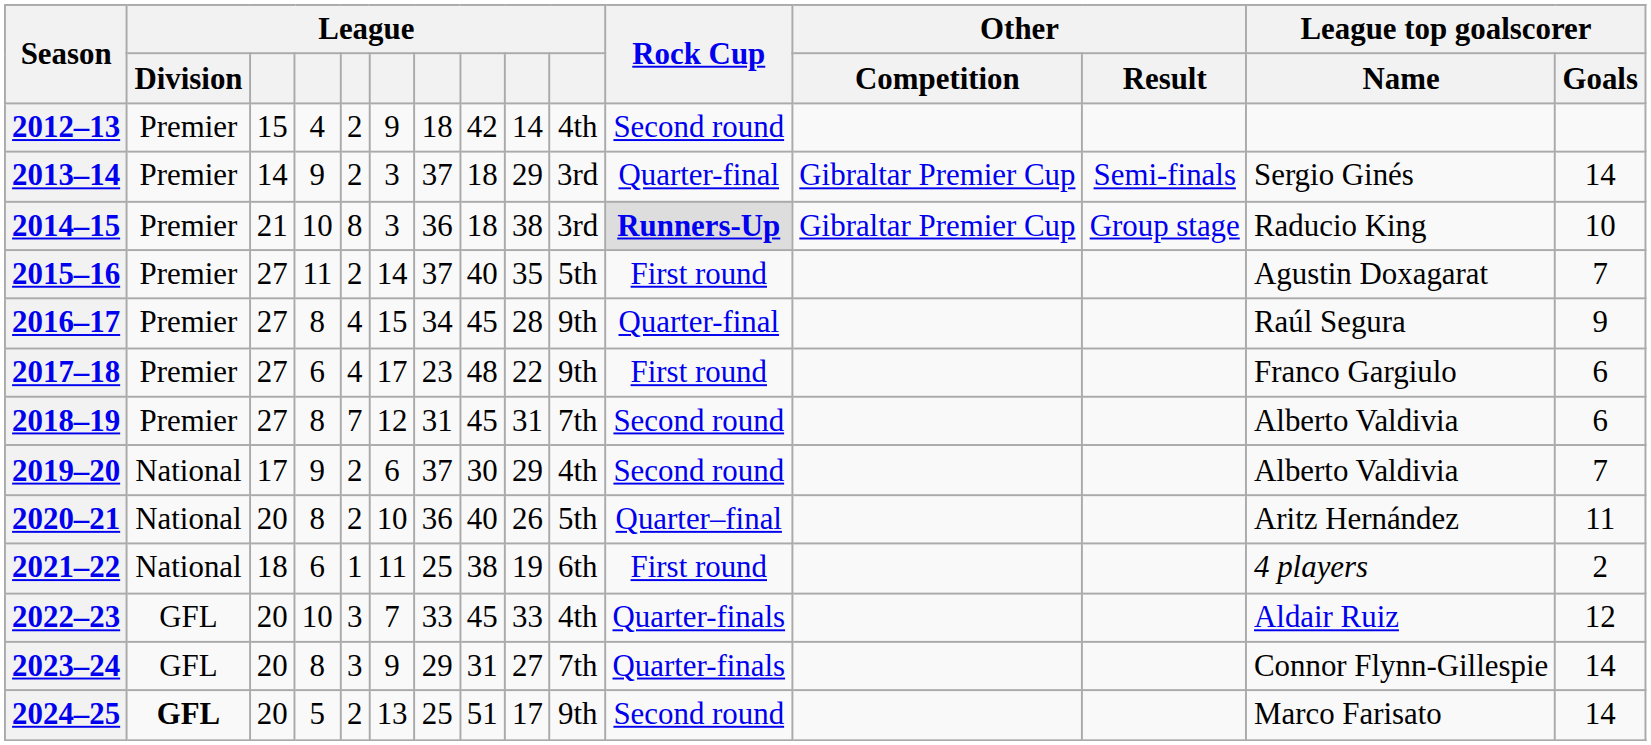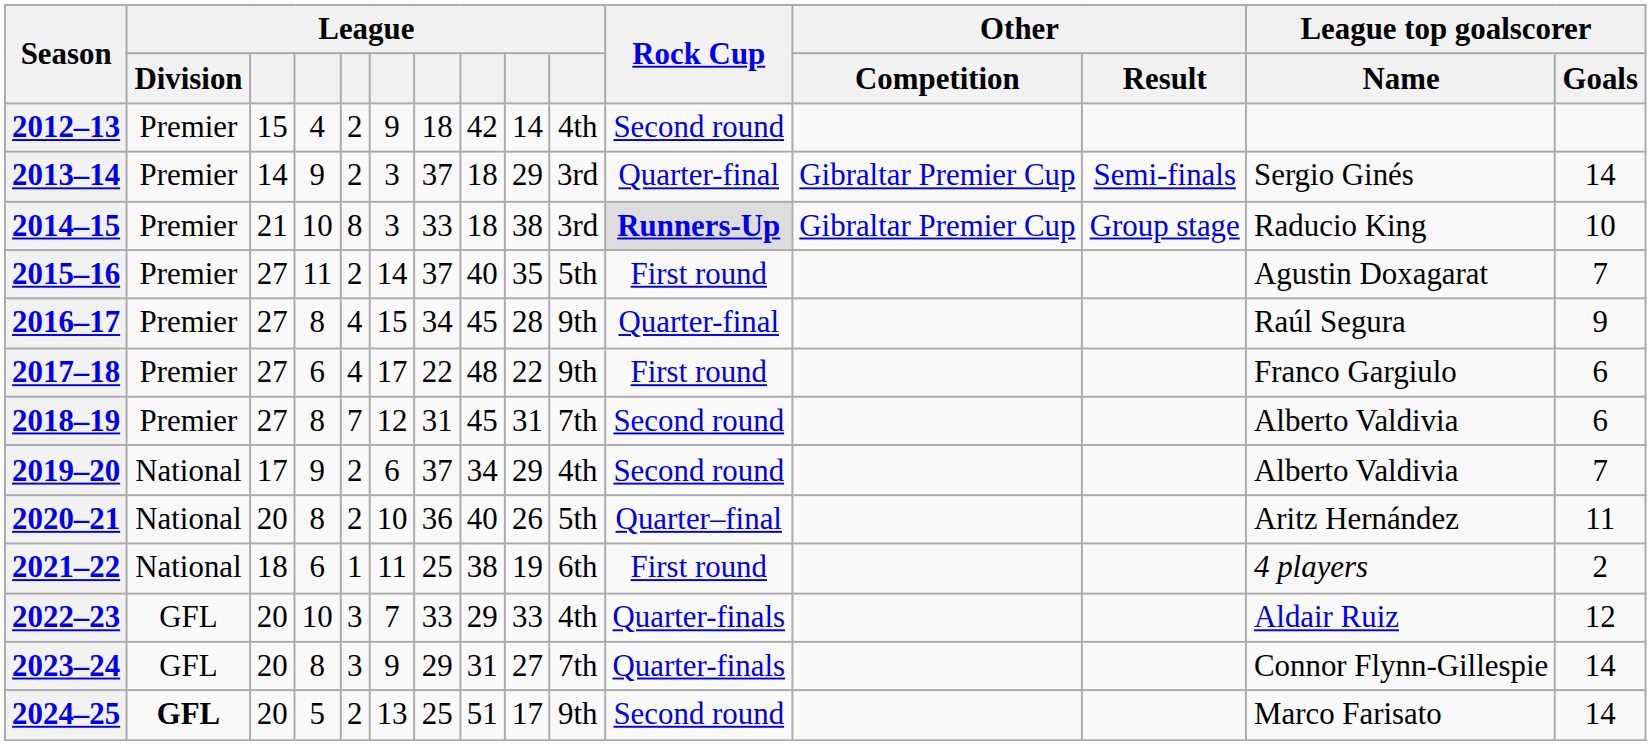(437, 224) 36 -> (437, 224) 33
(437, 371) 23 -> (437, 371) 22
(482, 469) 30 -> (482, 469) 34
(482, 616) 45 -> (482, 616) 29
